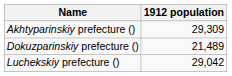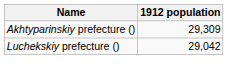- row: (73, 46)
